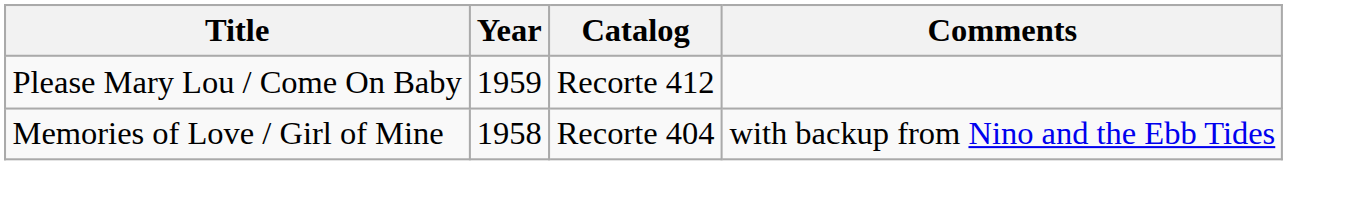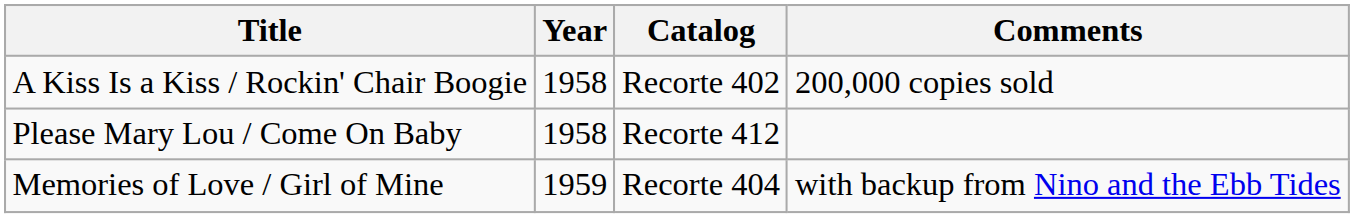+ row: (270, 81)
(509, 81) 1959 -> (575, 133) 1958
(509, 133) 1958 -> (575, 184) 1959
